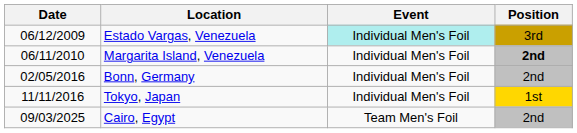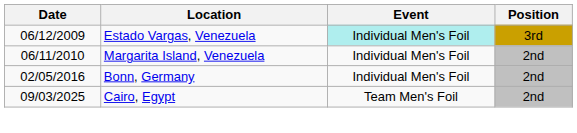(533, 56) bold -> (533, 56) normal
- row: (142, 97)
